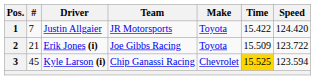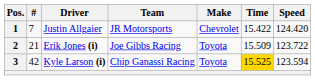(213, 29) Toyota -> (219, 29) Chevrolet
(34, 62) 45 -> (34, 62) 42
(219, 62) Chevrolet -> (213, 62) Toyota
